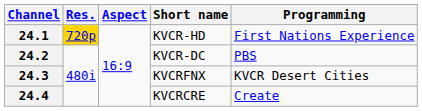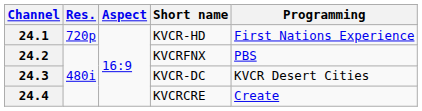(81, 35) gold background -> (81, 35) no background
(179, 55) KVCR-DC -> (179, 55) KVCRFNX
(179, 76) KVCRFNX -> (179, 76) KVCR-DC
